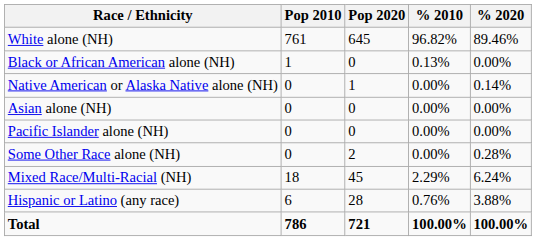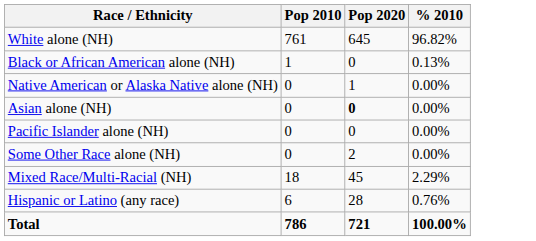- column: (501, 16)
(352, 108) normal -> (352, 108) bold
